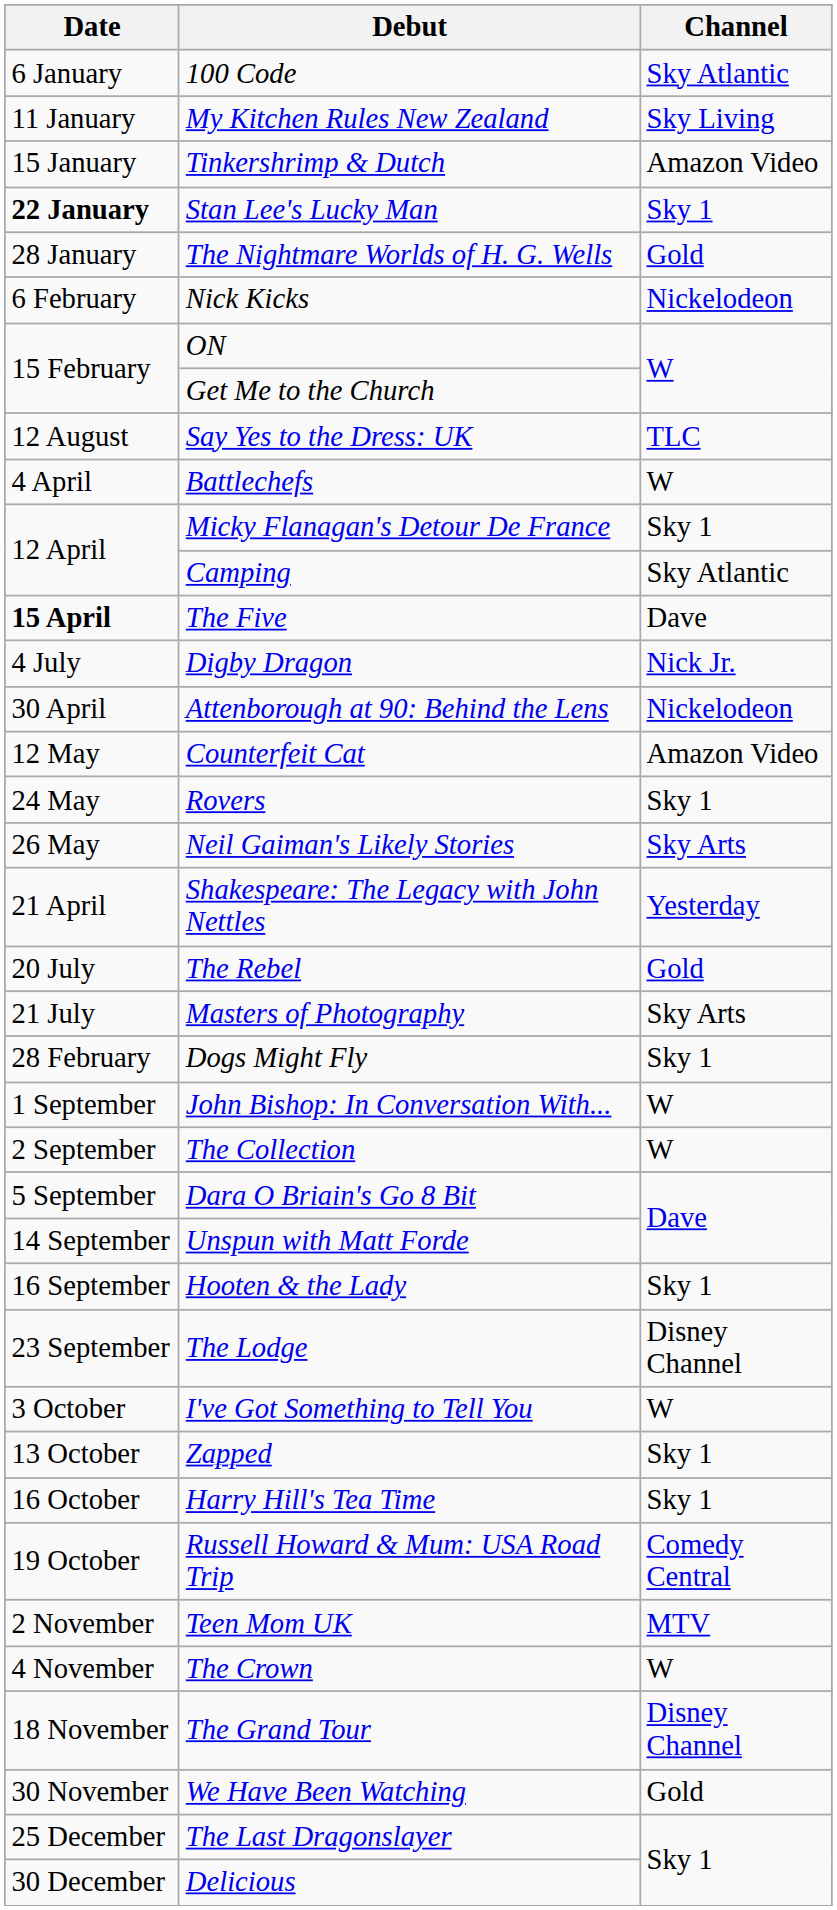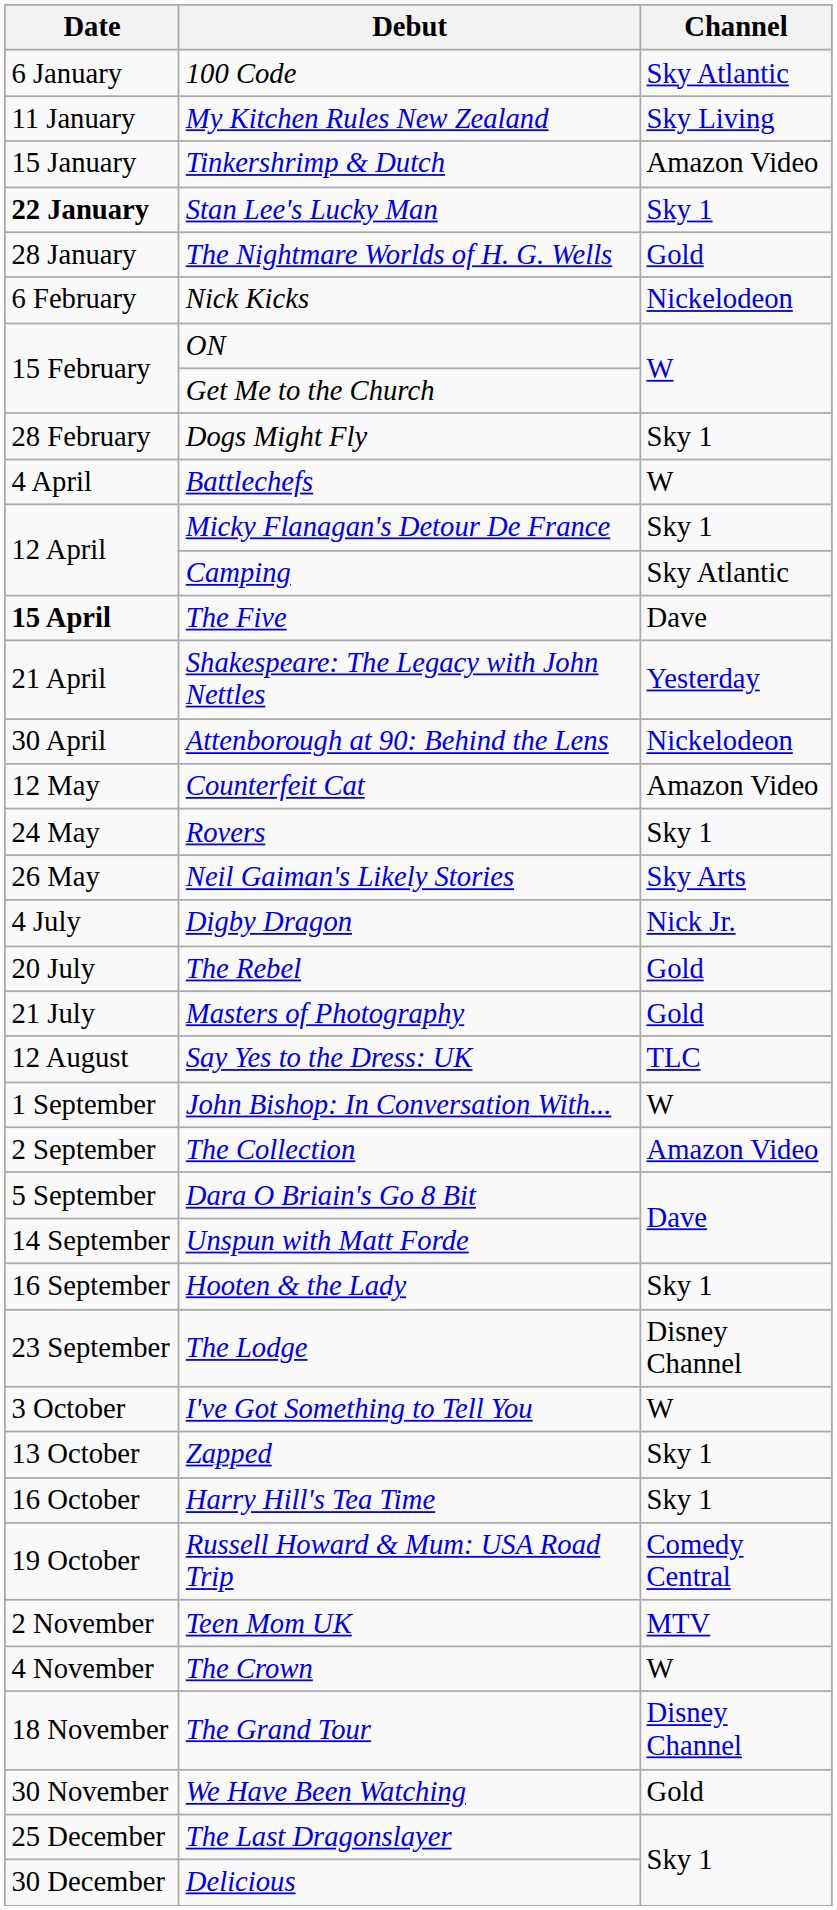rows swapped: (276, 1058) <-> (329, 436)
rows swapped: (392, 906) <-> (269, 663)
(696, 1013) Sky Arts -> (675, 1013) Gold
(660, 1149) W -> (732, 1149) Amazon Video
